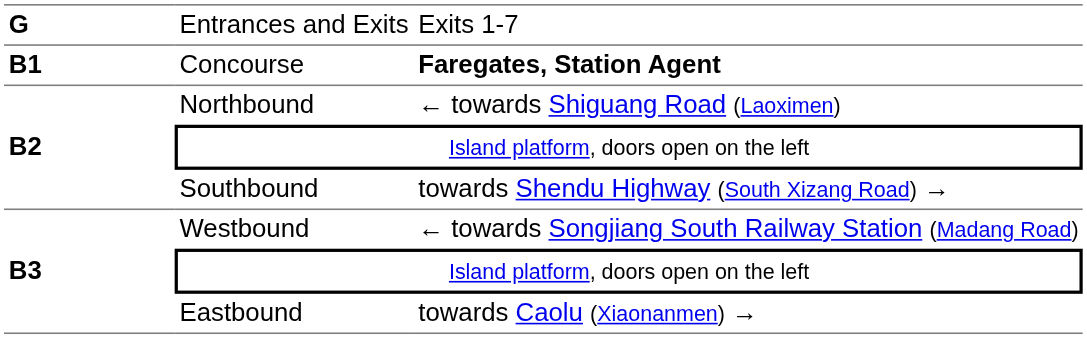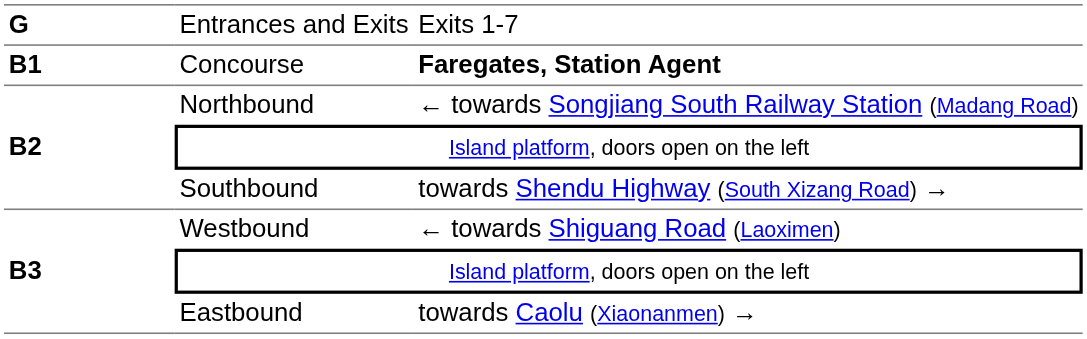(629, 105) ← towards Shiguang Road (Laoximen) -> (748, 105) ← towards Songjiang South Railway Station (Madang Road)
(748, 229) ← towards Songjiang South Railway Station (Madang Road) -> (629, 229) ← towards Shiguang Road (Laoximen)
